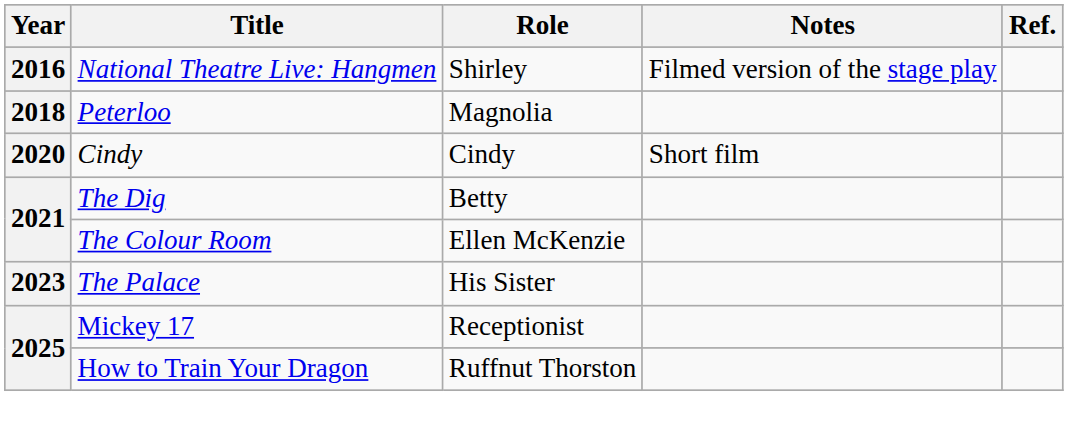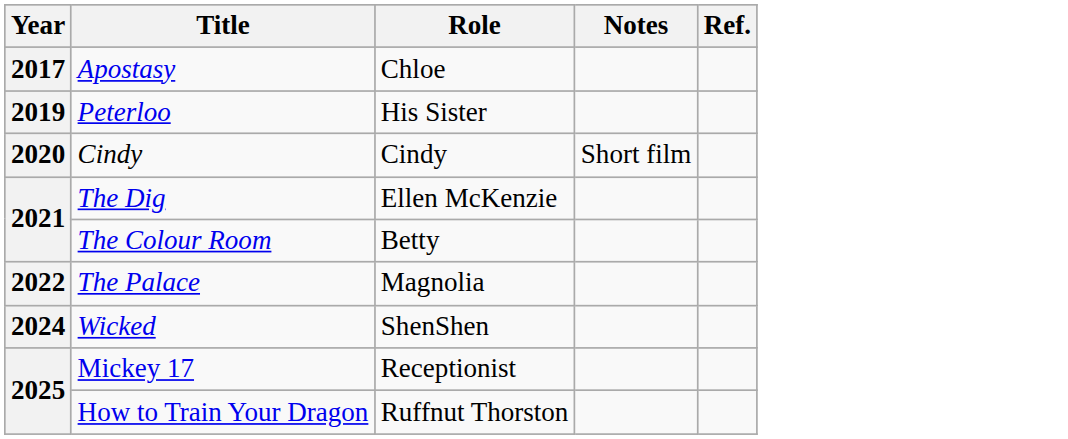- row: (257, 68)
+ row: (126, 68)
(38, 111) 2018 -> (38, 111) 2019
(501, 111) Magnolia -> (434, 111) His Sister
(478, 197) Betty -> (469, 197) Ellen McKenzie
(537, 240) Ellen McKenzie -> (410, 240) Betty
(38, 283) 2023 -> (38, 283) 2022
(502, 283) His Sister -> (433, 283) Magnolia
+ row: (117, 326)
